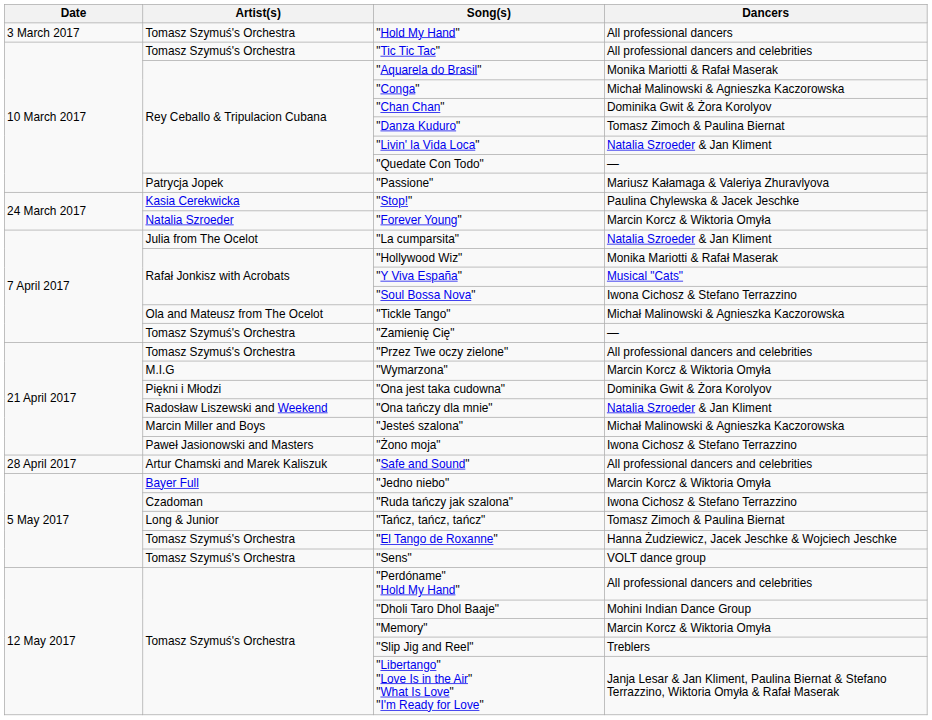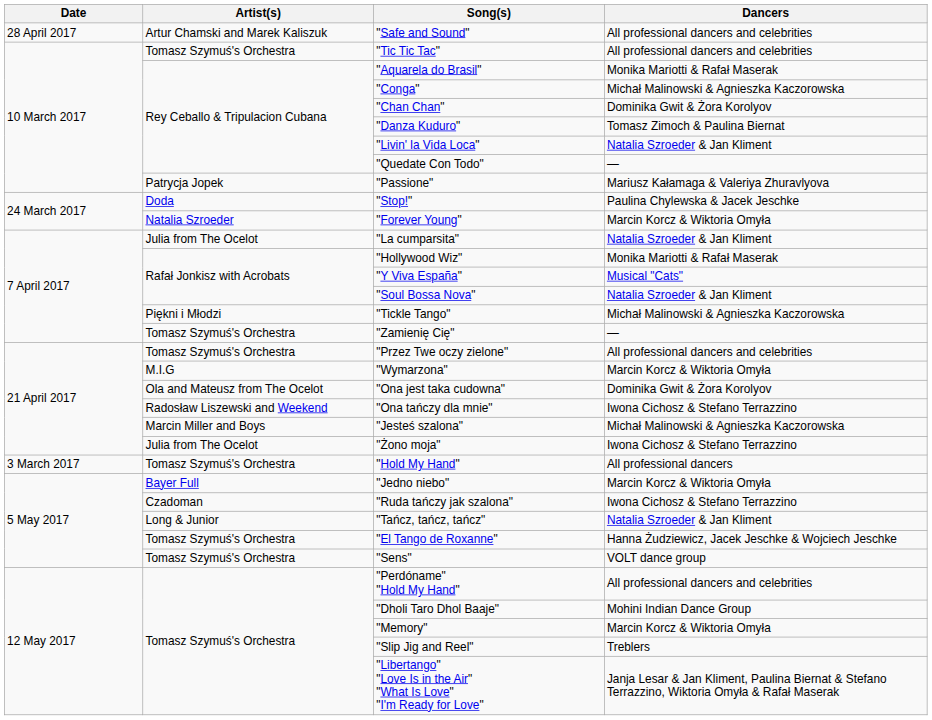rows swapped: (418, 32) <-> (423, 464)
(193, 201) Kasia Cerekwicka -> (160, 201) Doda
(702, 295) Iwona Cichosz & Stefano Terrazzino -> (689, 295) Natalia Szroeder & Jan Kliment
(234, 314) Ola and Mateusz from The Ocelot -> (183, 314) Piękni i Młodzi
(183, 389) Piękni i Młodzi -> (234, 389) Ola and Mateusz from The Ocelot
(689, 408) Natalia Szroeder & Jan Kliment -> (702, 408) Iwona Cichosz & Stefano Terrazzino
(229, 445) Paweł Jasionowski and Masters -> (202, 445) Julia from The Ocelot
(696, 520) Tomasz Zimoch & Paulina Biernat -> (689, 520) Natalia Szroeder & Jan Kliment
